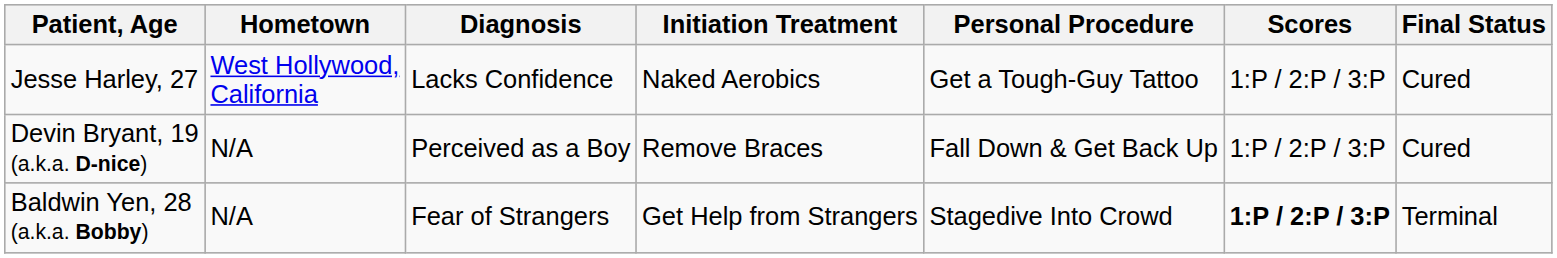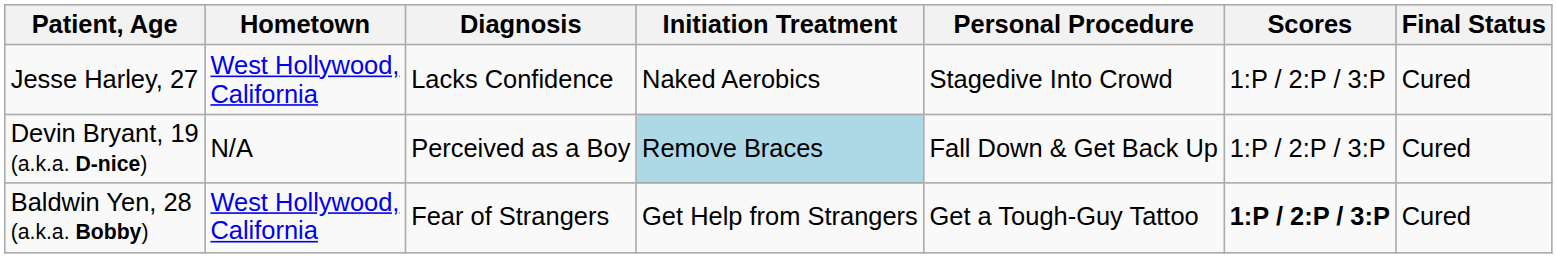(1064, 79) Get a Tough-Guy Tattoo -> (1051, 79) Stagedive Into Crowd
(733, 148) no background -> (733, 148) lightblue background
(232, 217) N/A -> (305, 217) West Hollywood, California
(1051, 217) Stagedive Into Crowd -> (1064, 217) Get a Tough-Guy Tattoo
(1450, 217) Terminal -> (1436, 217) Cured
